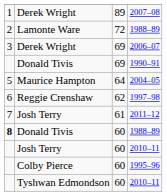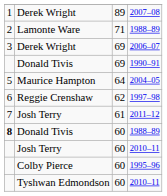(120, 30) 72 -> (120, 30) 71
